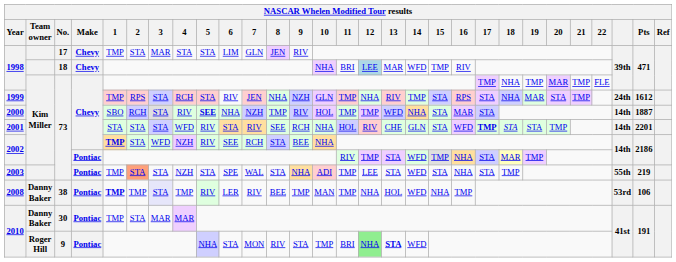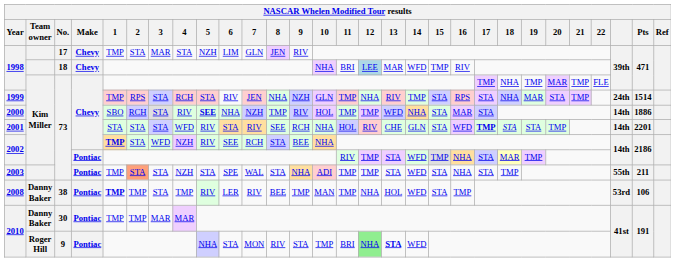(208, 52) STA -> (208, 52) NZH
(644, 97) 1612 -> (643, 97) 1514
(644, 112) 1887 -> (643, 112) 1886
(370, 172) LEE -> (370, 172) TMP
(644, 172) 219 -> (643, 172) 211
(161, 192) lavender background -> (161, 192) no background
(440, 192) NHA -> (440, 192) STA
(138, 218) STA -> (138, 218) TMP
